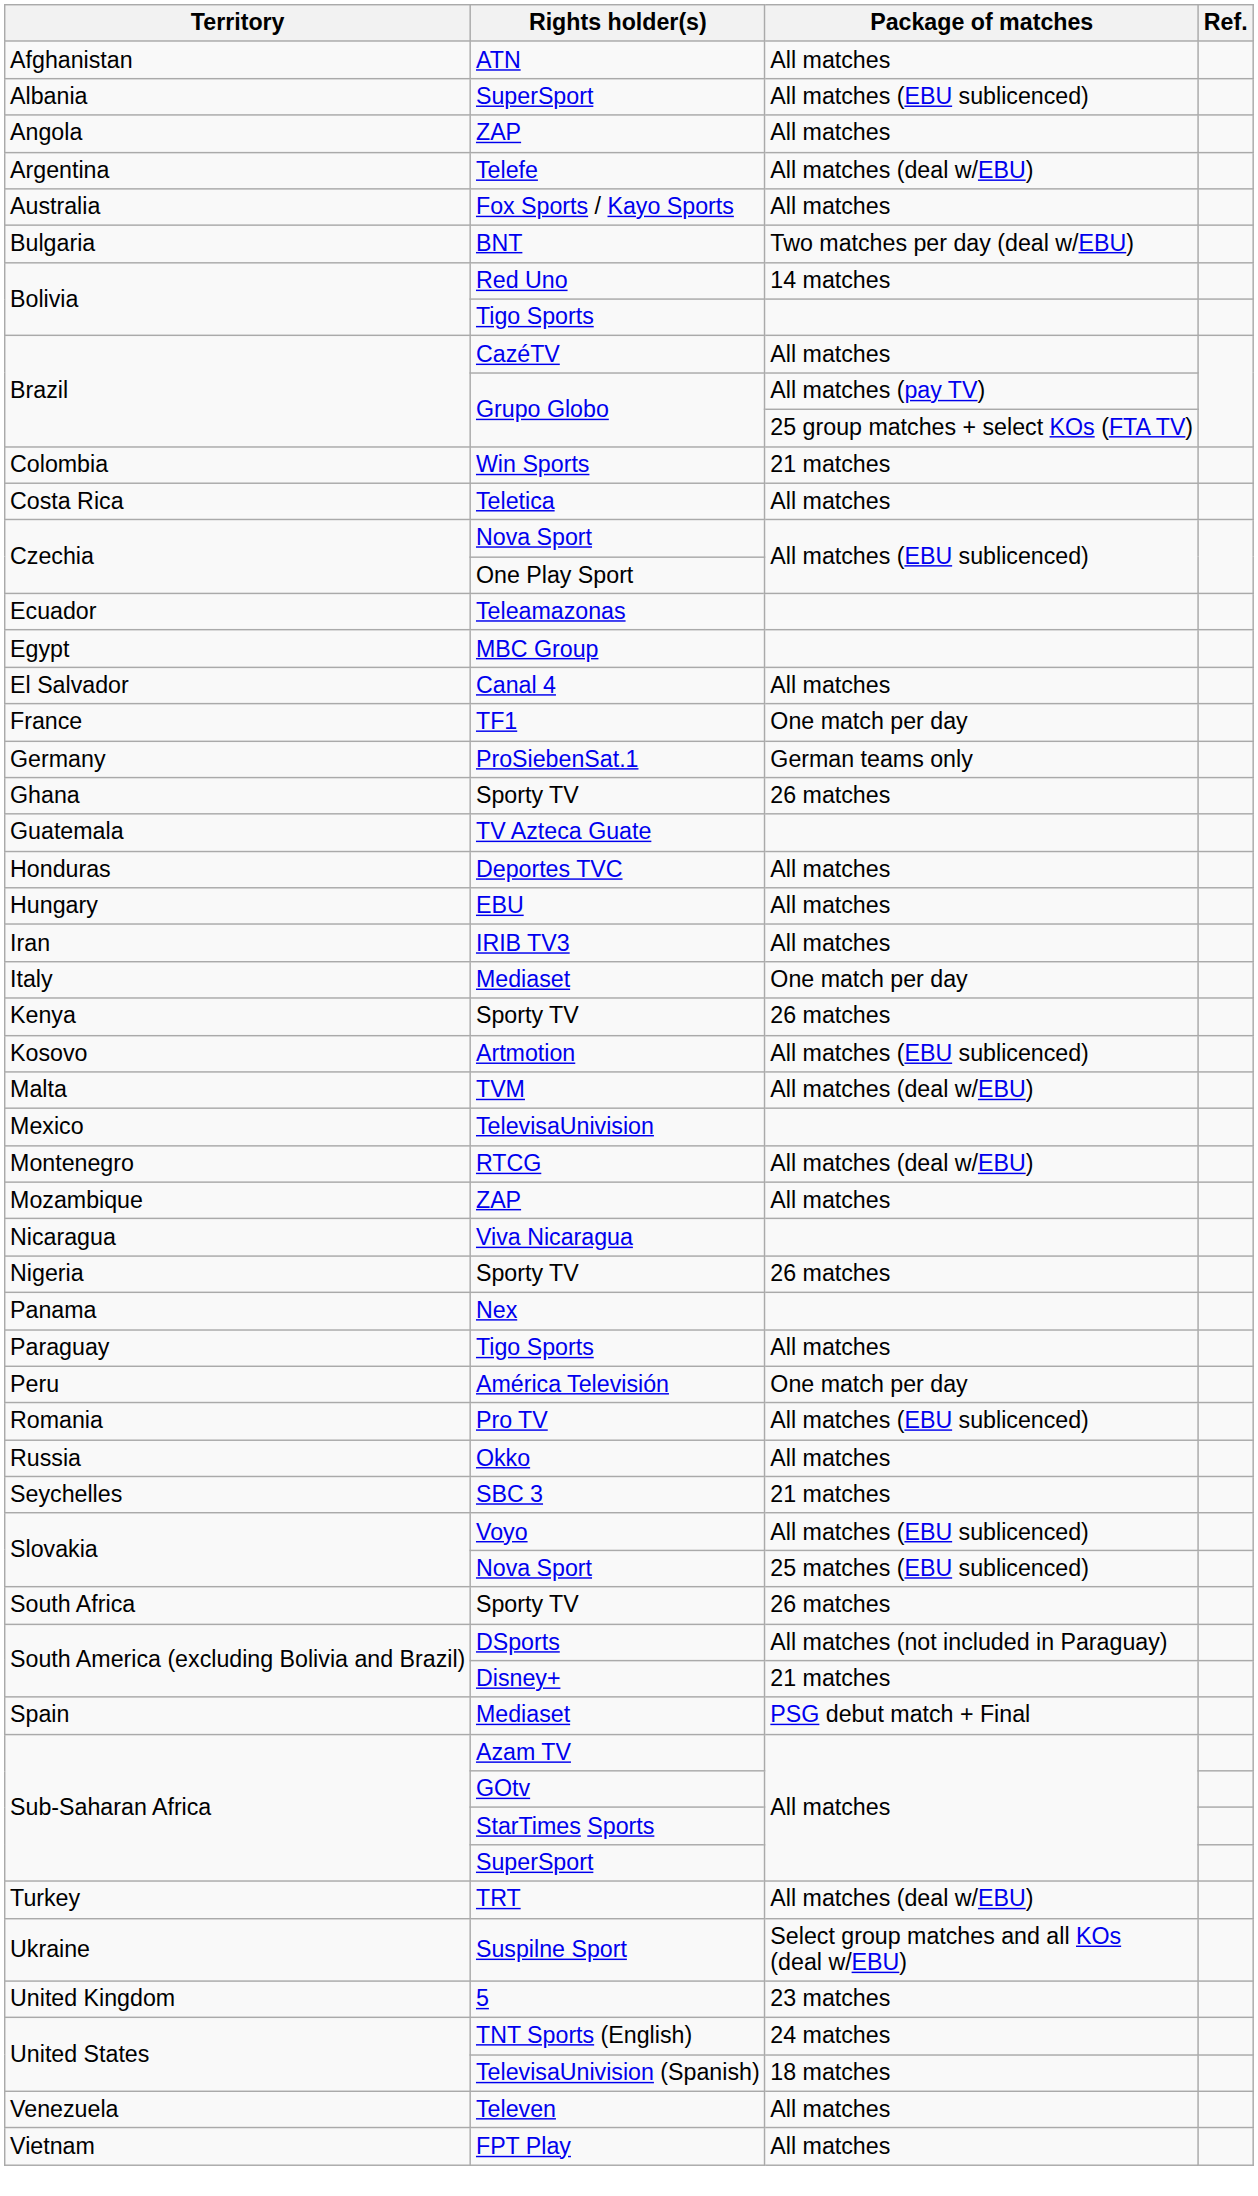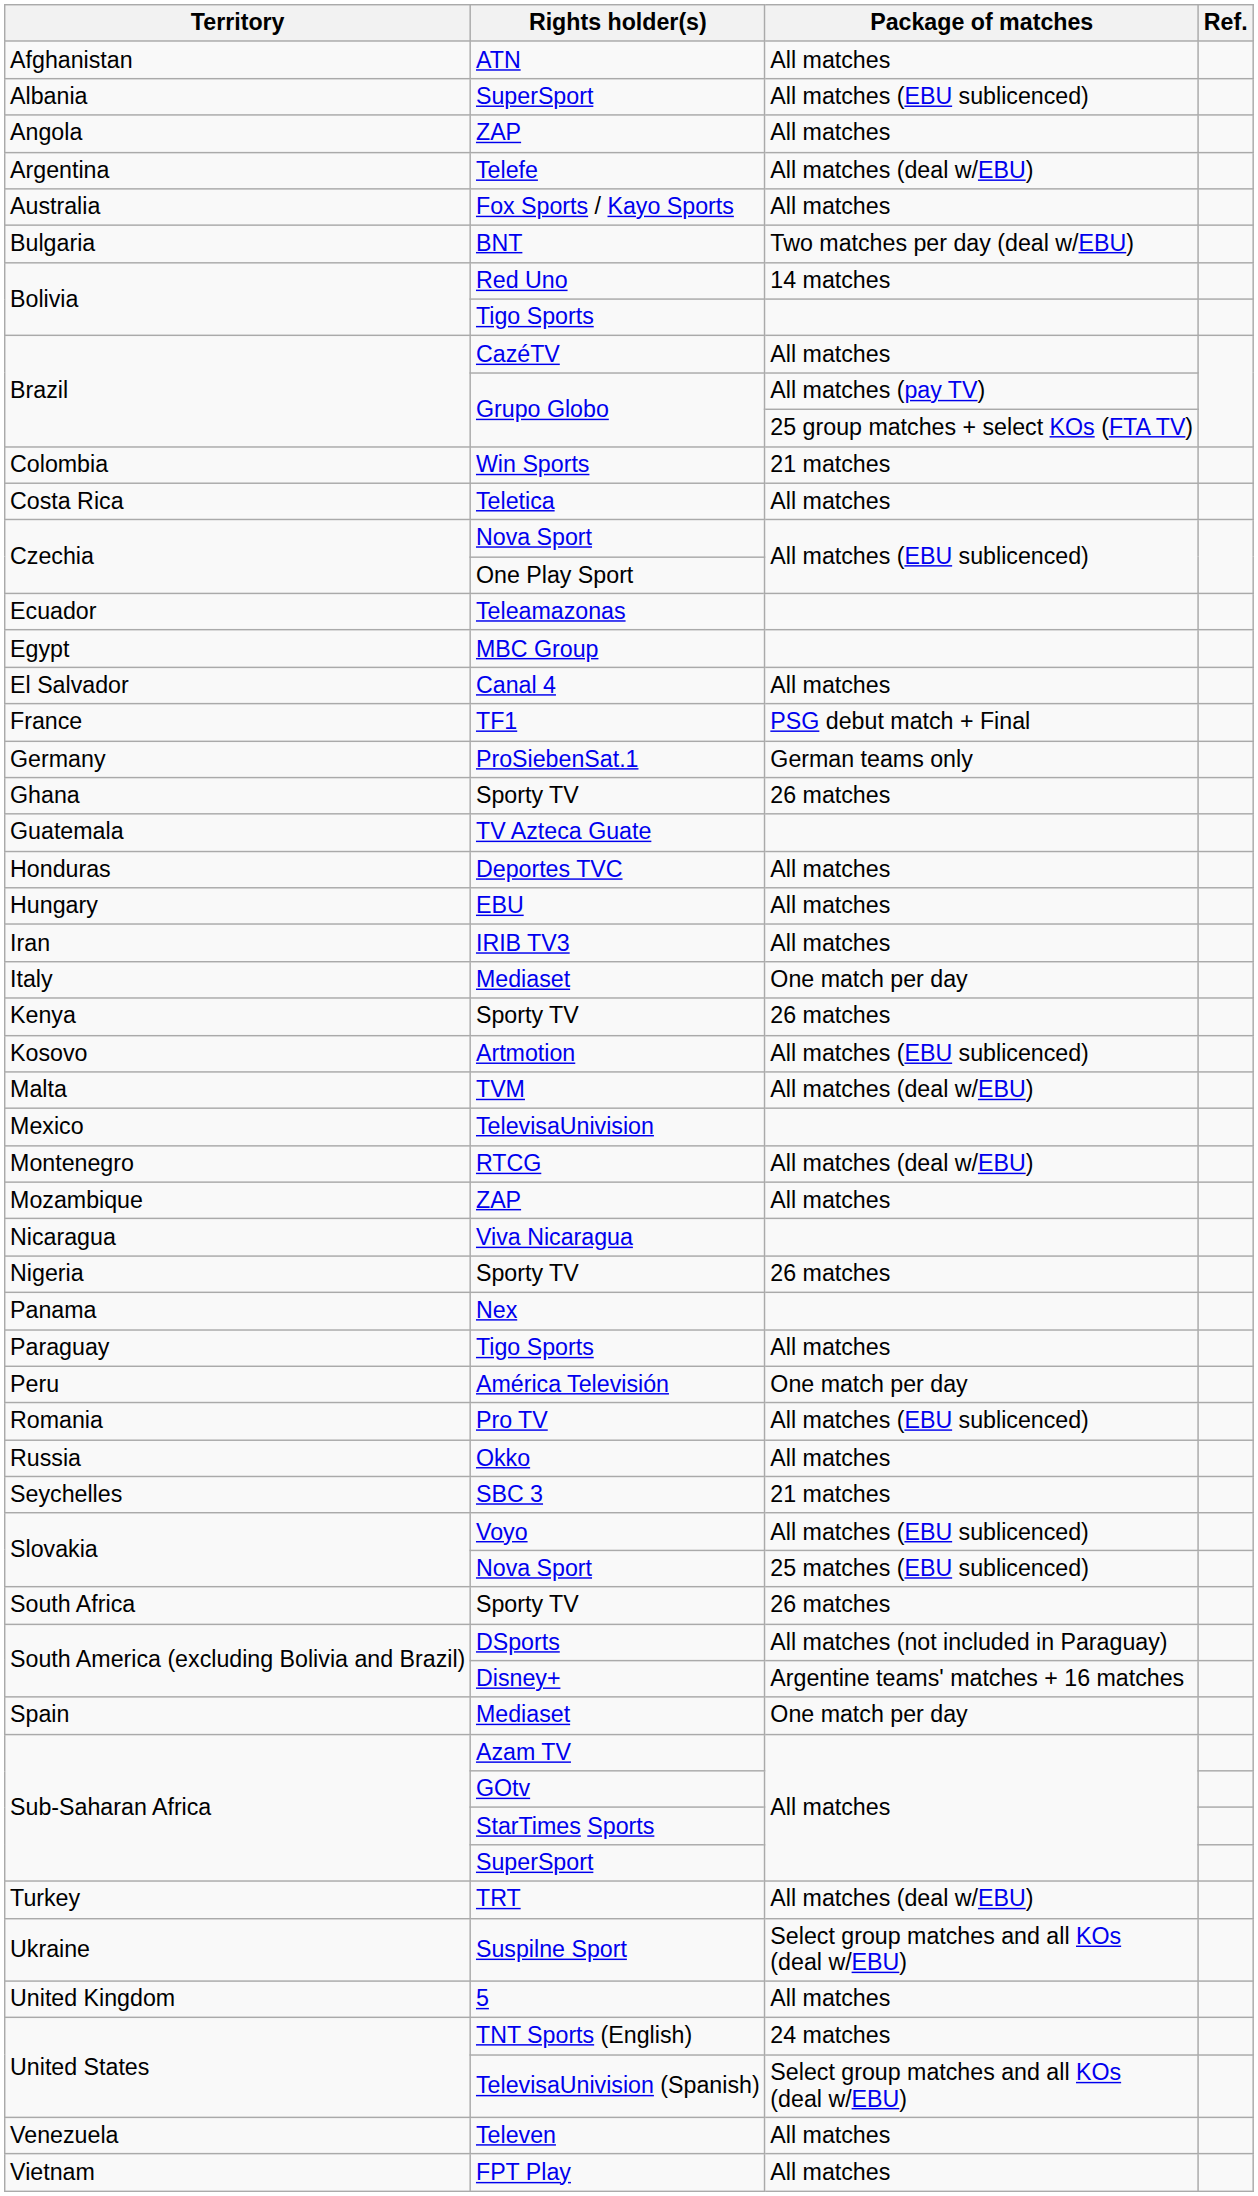(869, 721) One match per day -> (900, 721) PSG debut match + Final
(830, 1678) 21 matches -> (977, 1678) Argentine teams' matches + 16 matches
(900, 1715) PSG debut match + Final -> (869, 1715) One match per day
(830, 1999) 23 matches -> (830, 1999) All matches
(830, 2072) 18 matches -> (946, 2085) Select group matches and all KOs (deal w/EBU)
